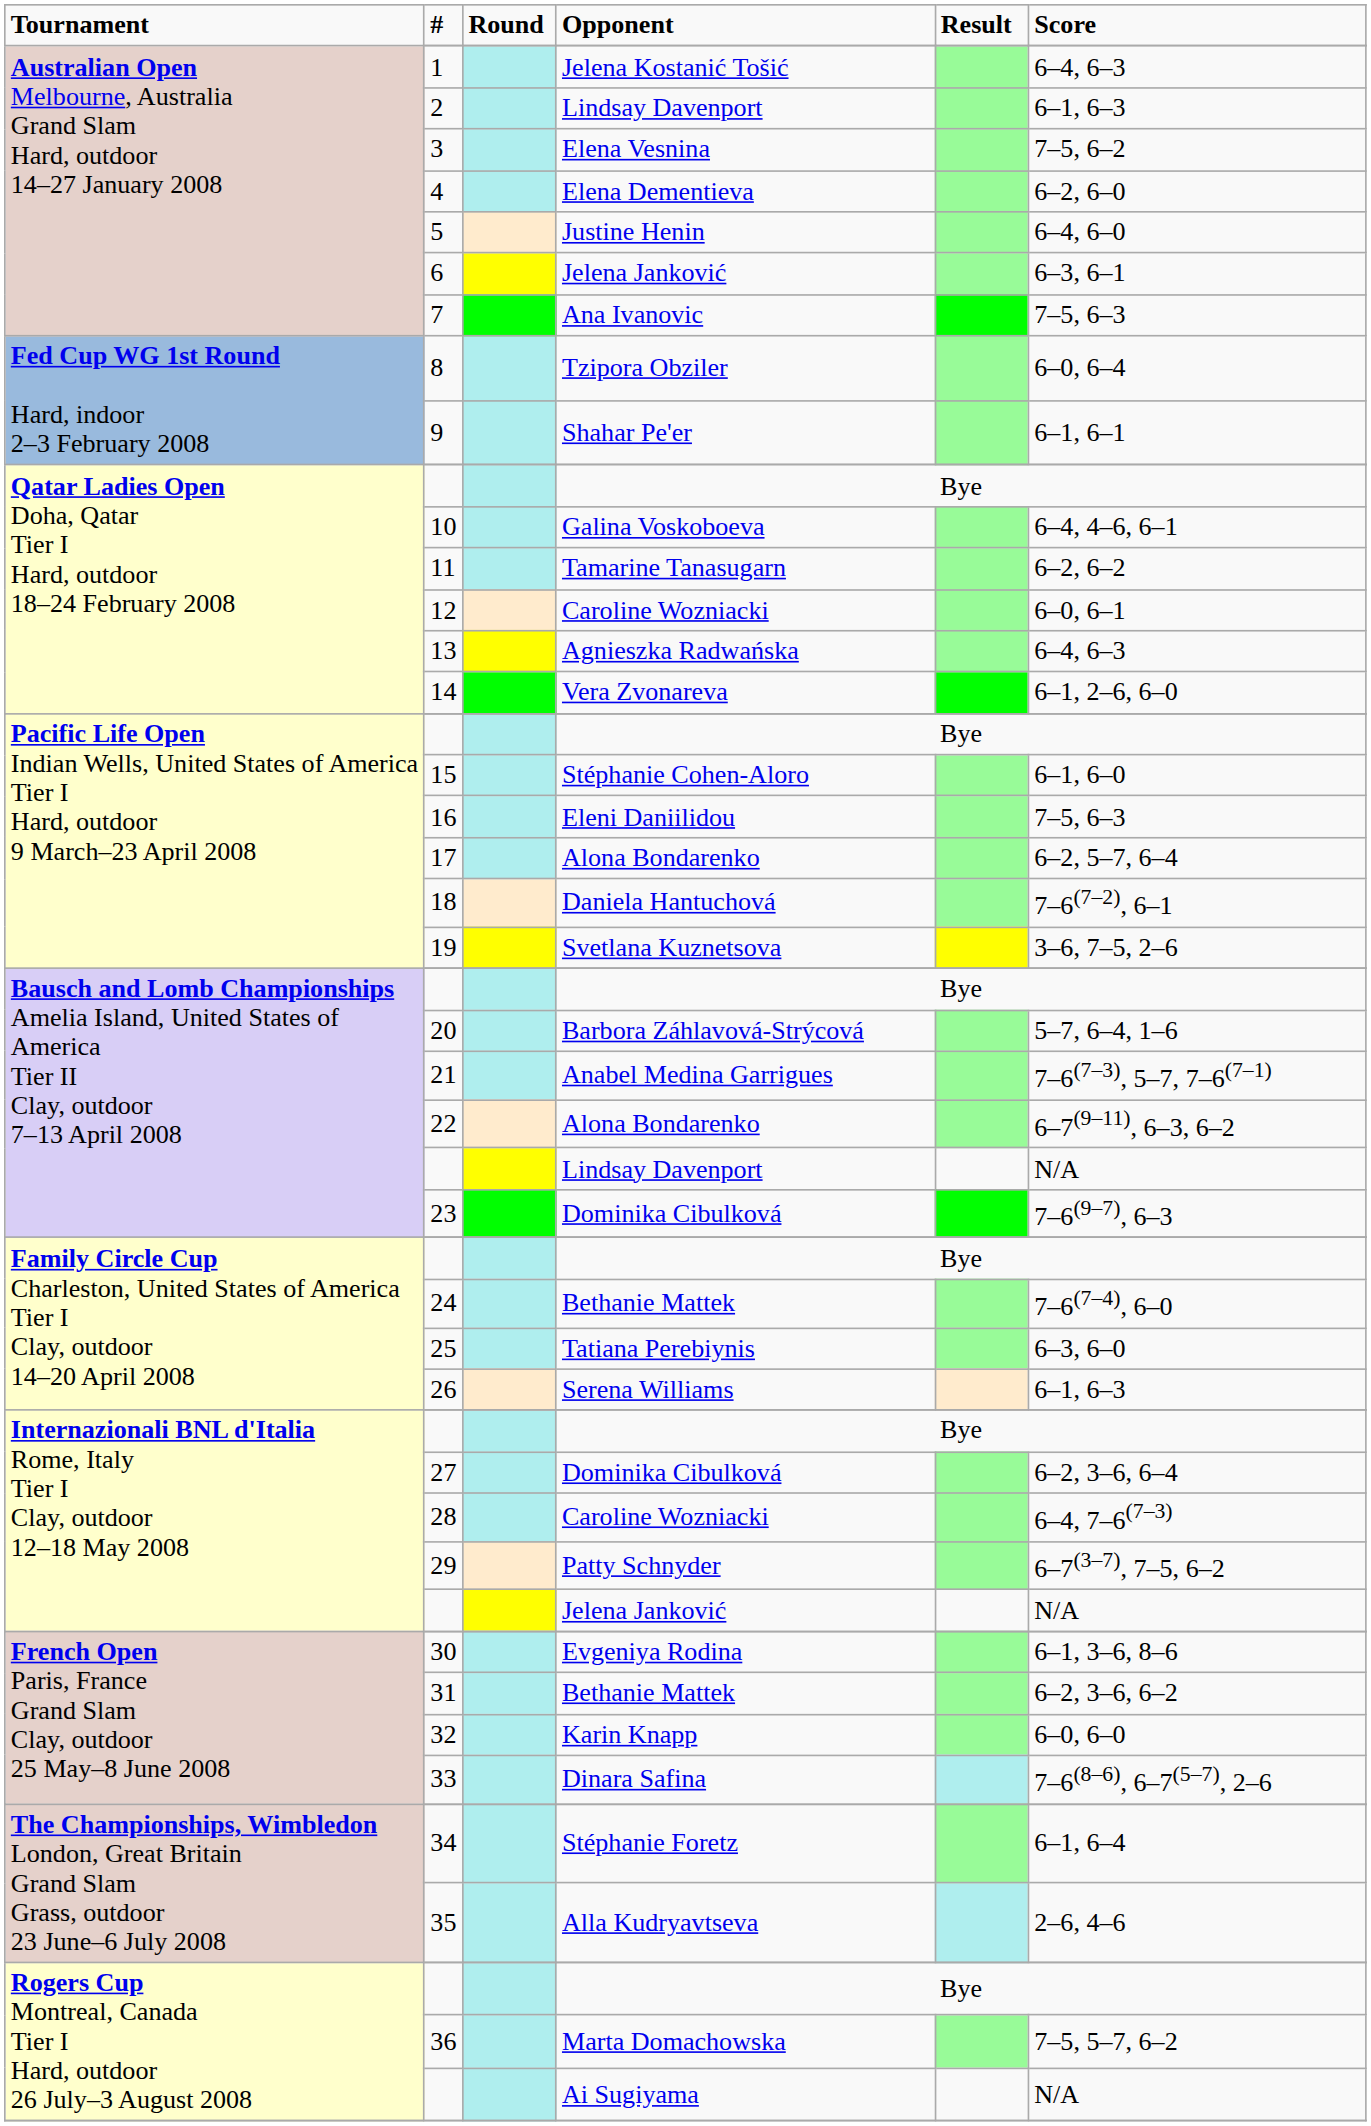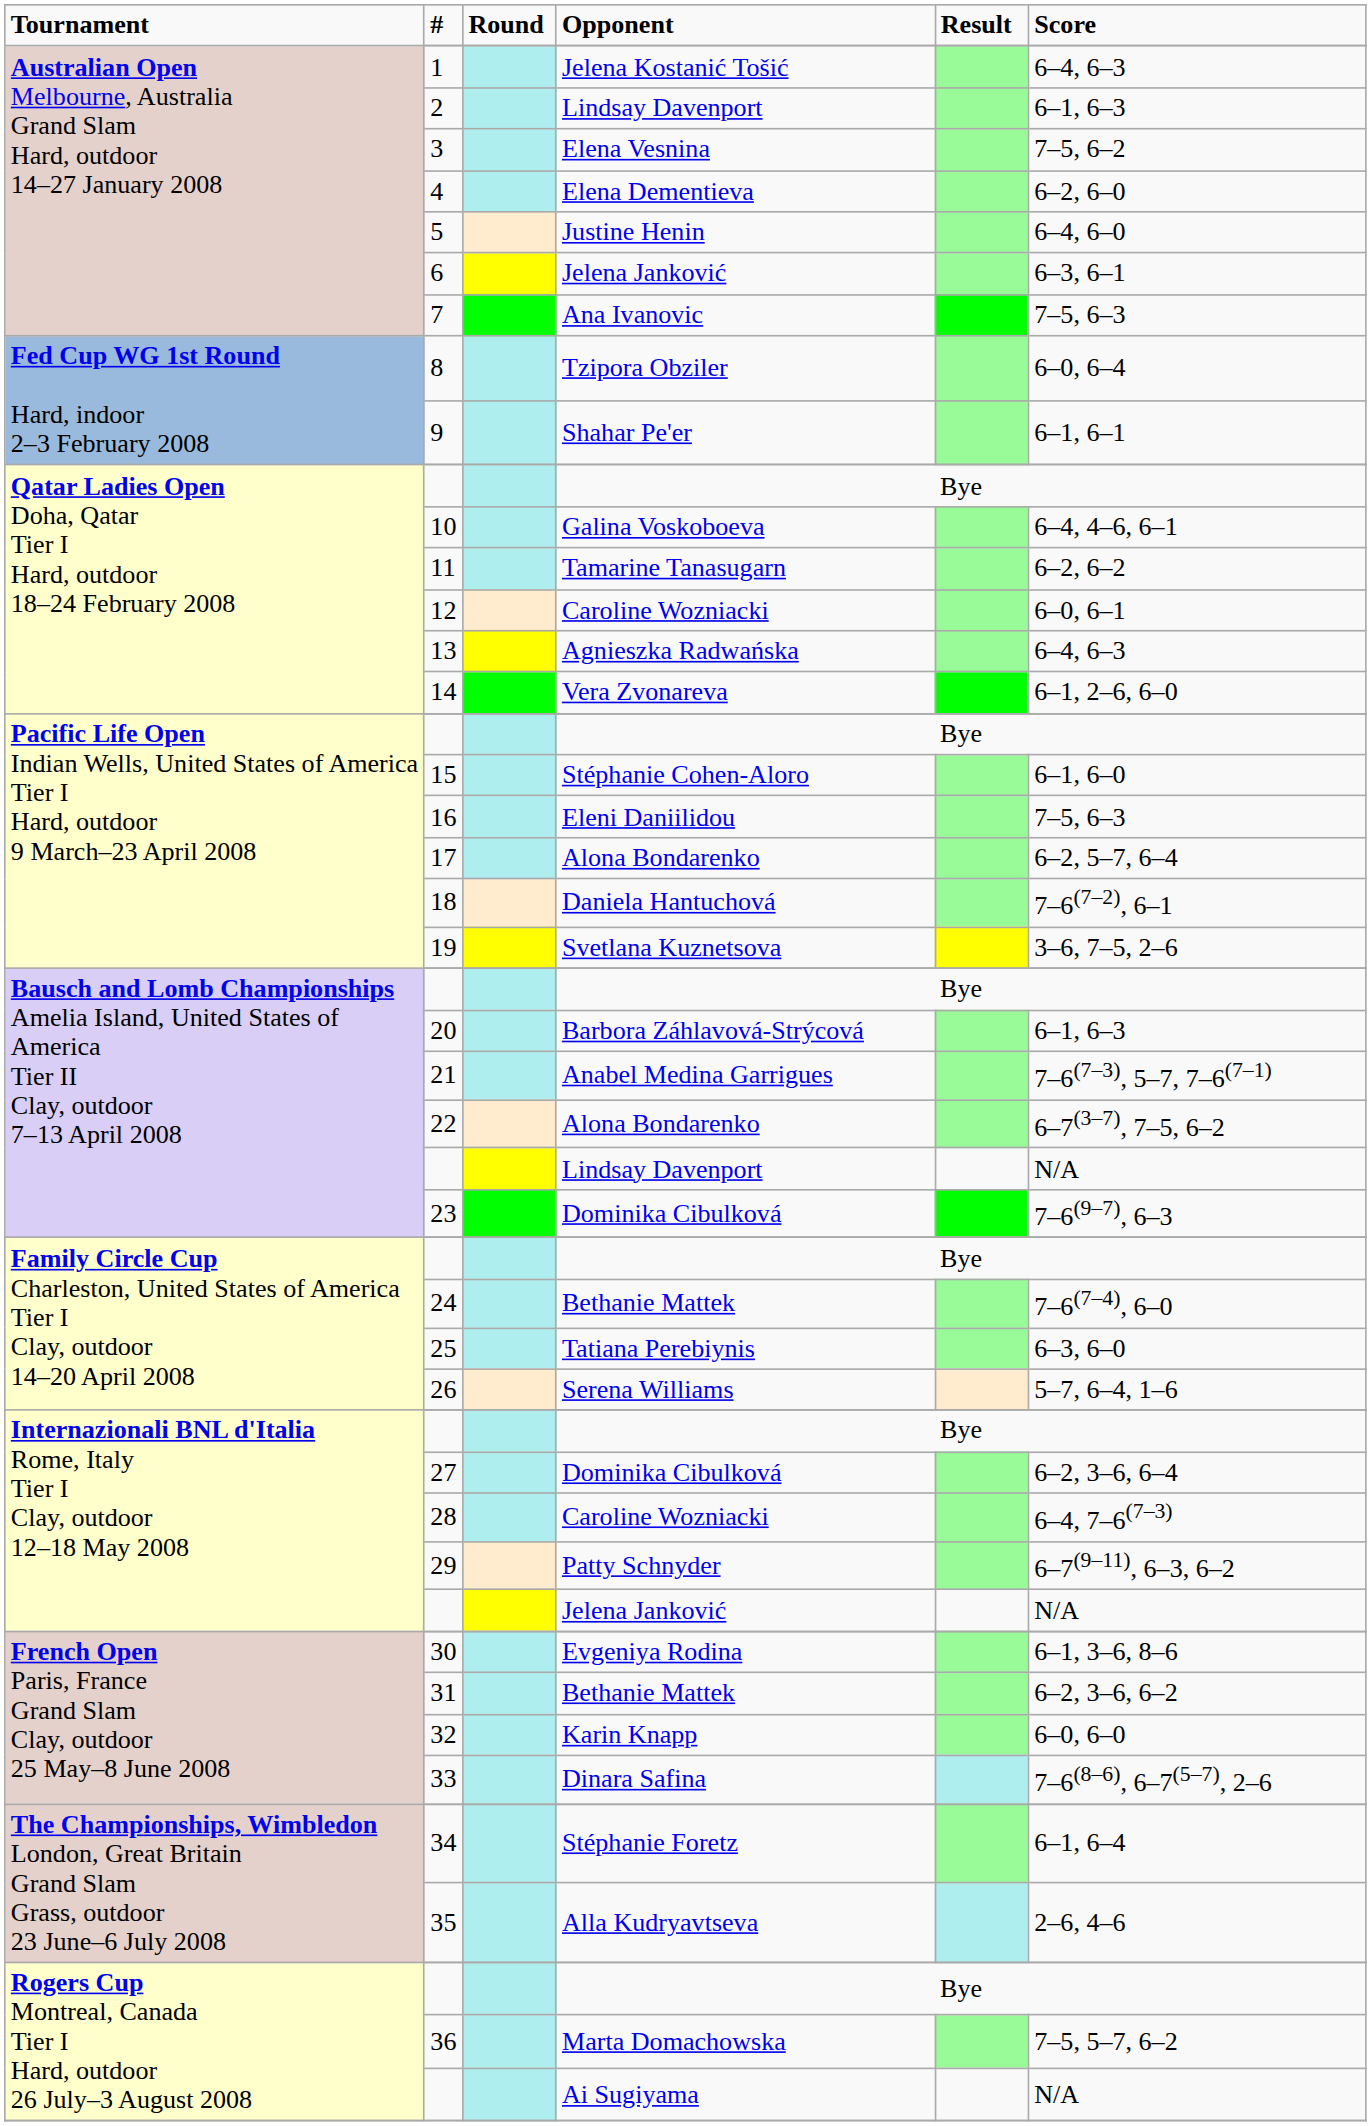(1106, 1030) 5–7, 6–4, 1–6 -> (1080, 1030) 6–1, 6–3
(1135, 1123) 6–7(9–11), 6–3, 6–2 -> (1130, 1123) 6–7(3–7), 7–5, 6–2
(1080, 1389) 6–1, 6–3 -> (1106, 1389) 5–7, 6–4, 1–6
(1130, 1565) 6–7(3–7), 7–5, 6–2 -> (1135, 1565) 6–7(9–11), 6–3, 6–2
